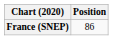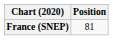(90, 27) 86 -> (90, 27) 81
